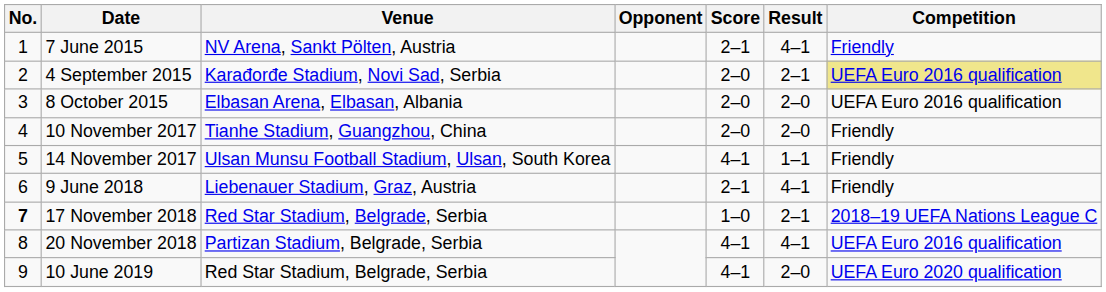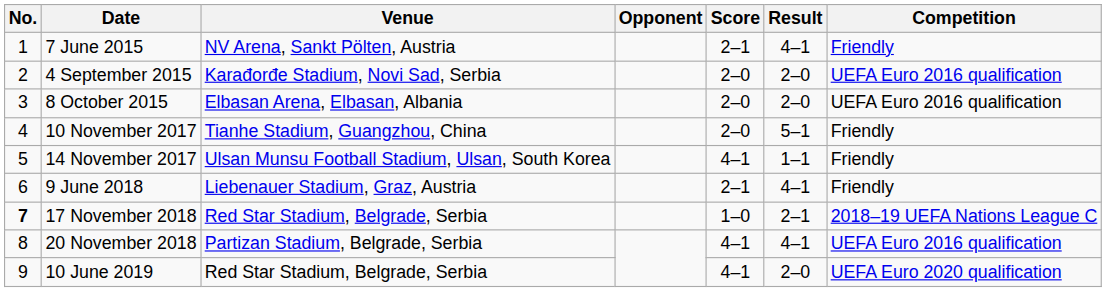(795, 74) 2–1 -> (795, 74) 2–0
(946, 74) khaki background -> (946, 74) no background
(795, 131) 2–0 -> (795, 131) 5–1
